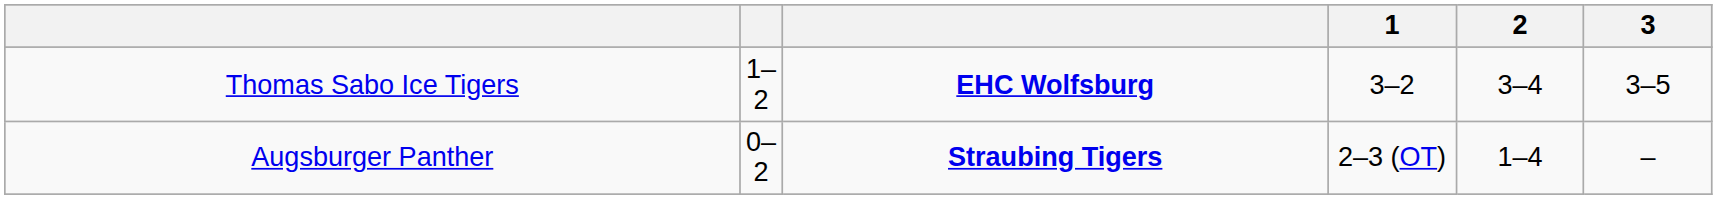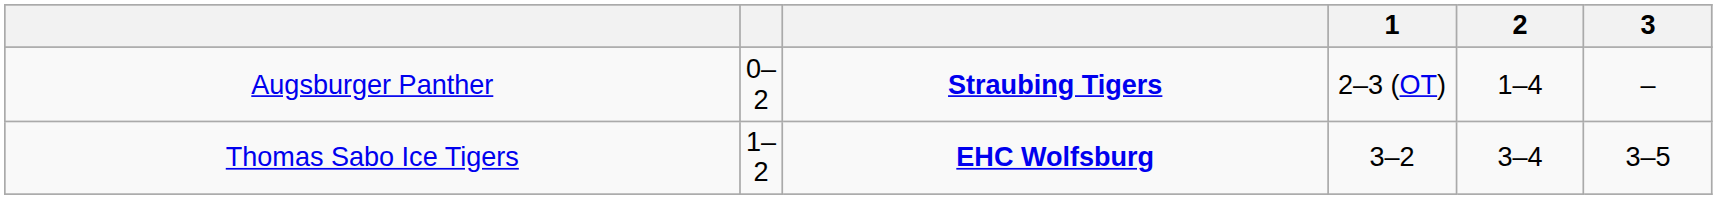rows swapped: (372, 84) <-> (372, 157)
